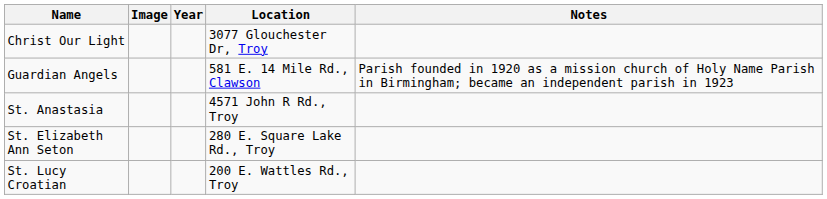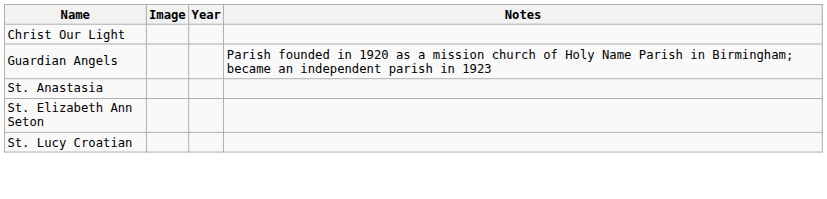- column: (281, 14)
